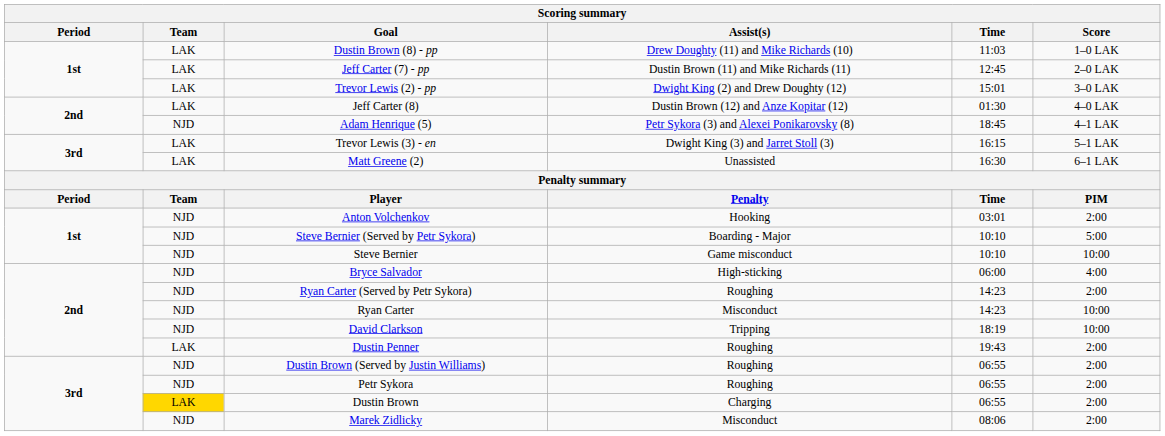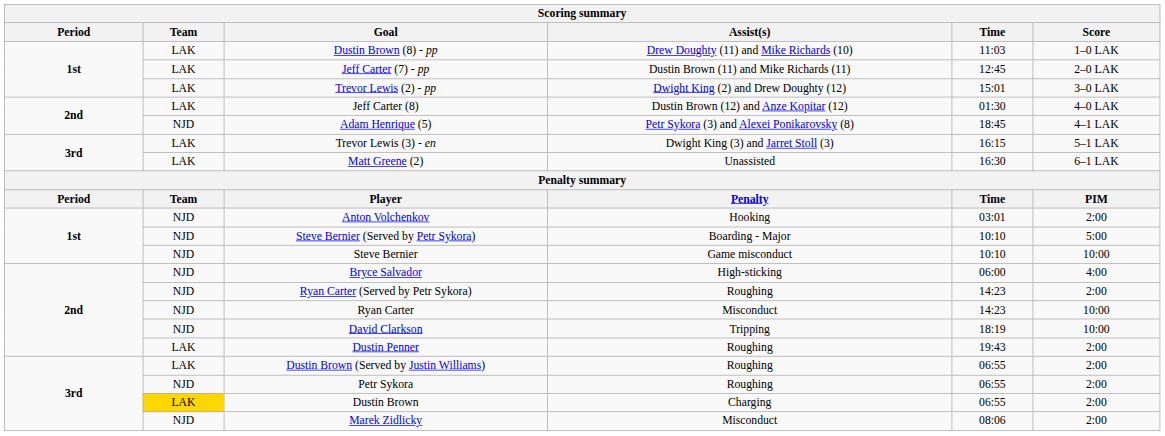(183, 365) NJD -> (183, 365) LAK
